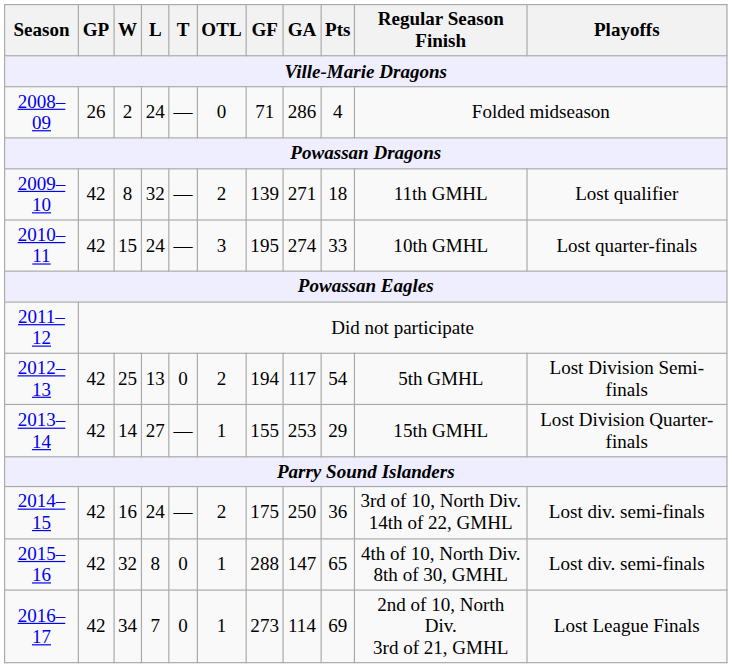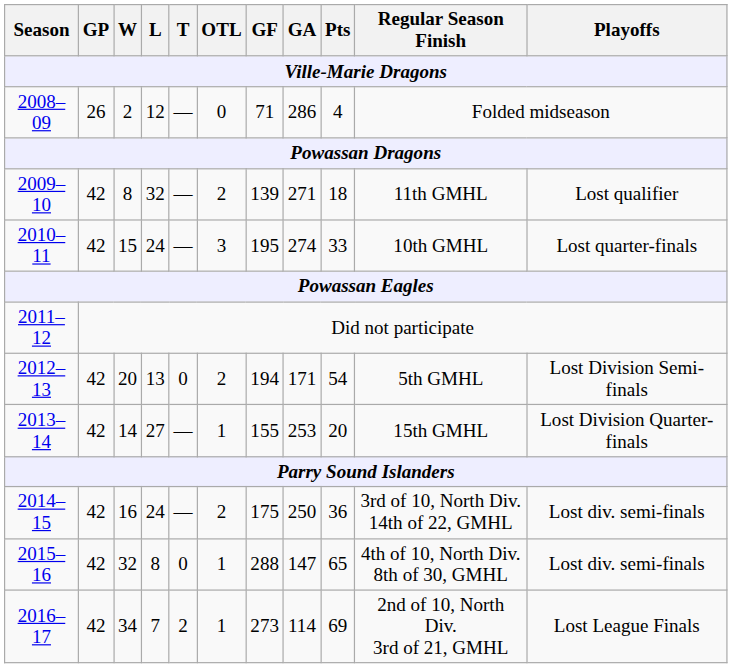(155, 112) 24 -> (155, 112) 12
(127, 378) 25 -> (127, 378) 20
(302, 378) 117 -> (302, 378) 171
(338, 430) 29 -> (338, 430) 20
(183, 626) 0 -> (183, 626) 2
